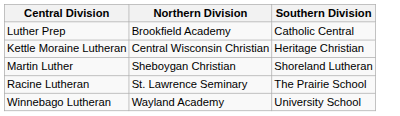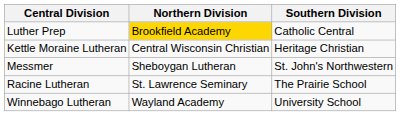(181, 31) no background -> (181, 31) gold background
- row: (40, 66)
+ row: (30, 66)
